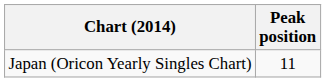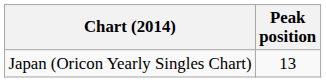(288, 63) 11 -> (288, 63) 13
